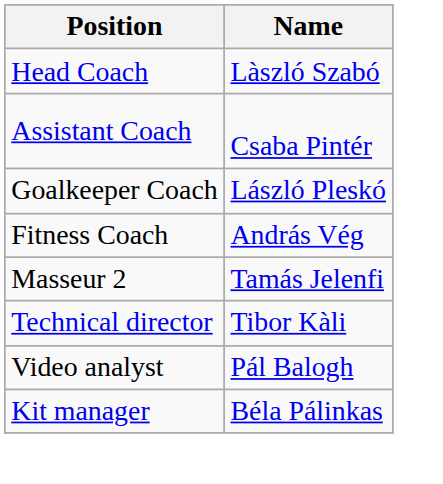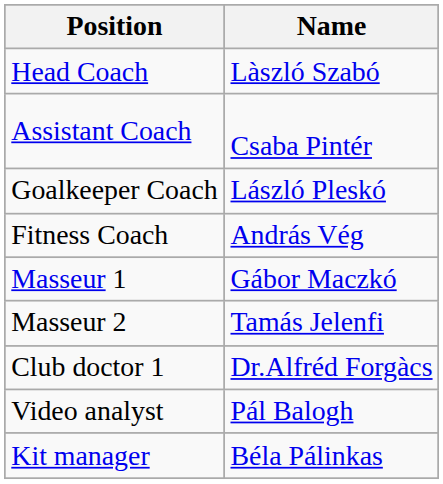+ row: (69, 278)
- row: (112, 322)
+ row: (88, 366)
